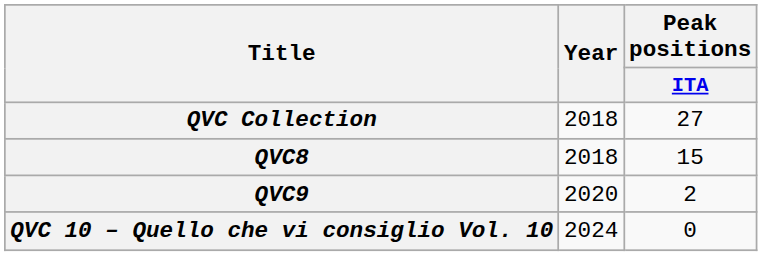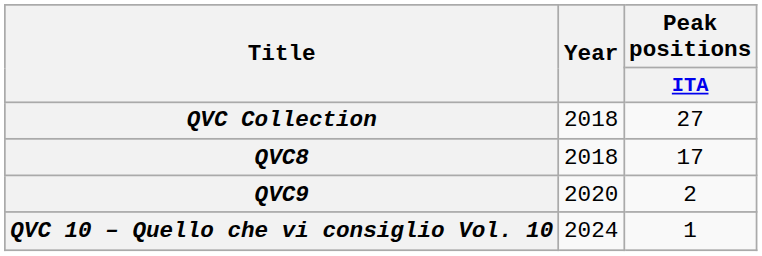(690, 157) 15 -> (690, 157) 17
(690, 231) 0 -> (690, 231) 1
